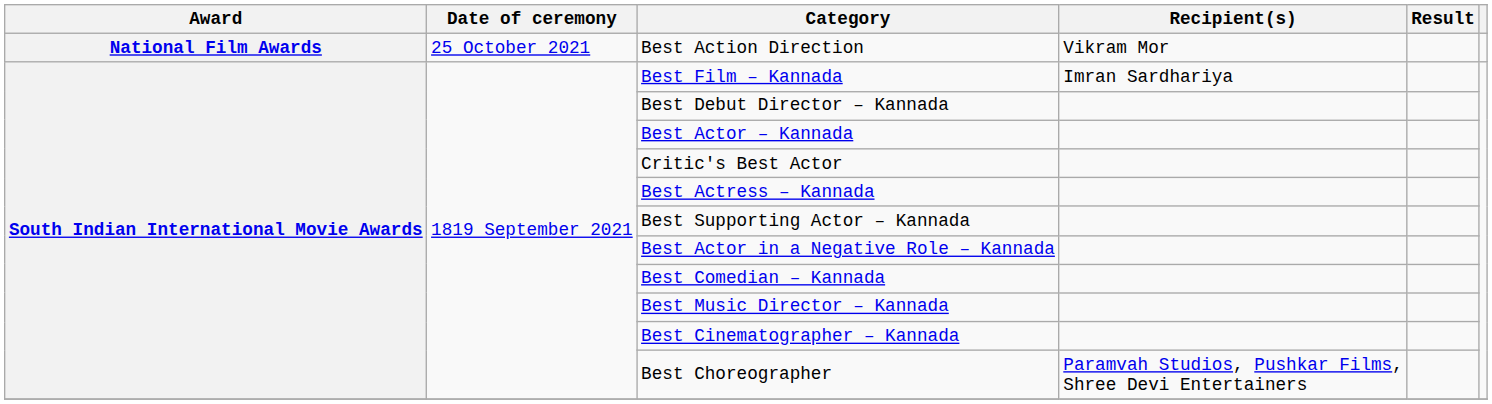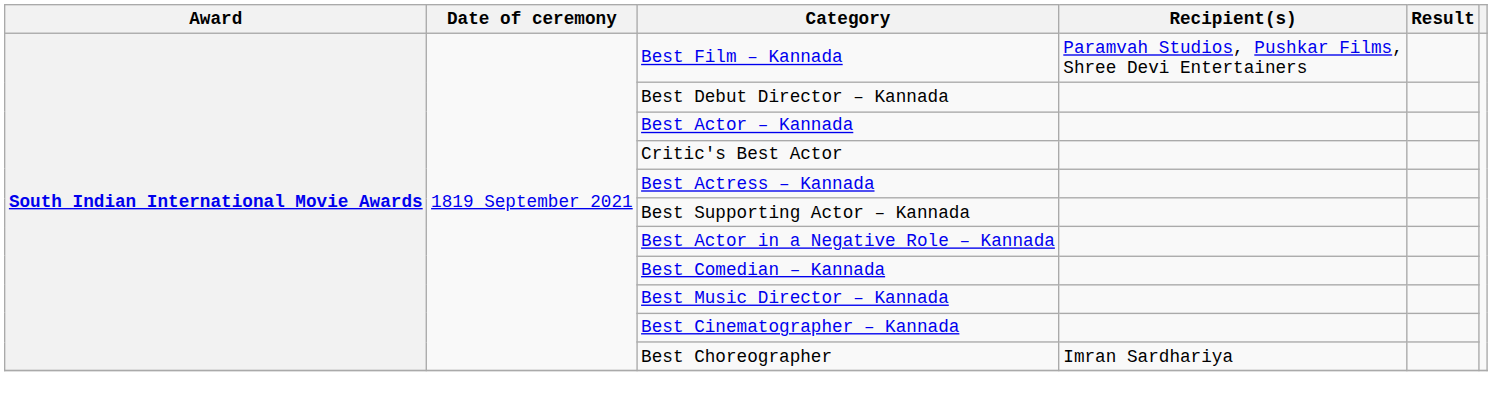- row: (752, 48)
(1148, 77) Imran Sardhariya -> (1233, 58) Paramvah Studios, Pushkar Films, Shree Devi Entertainers
(1233, 375) Paramvah Studios, Pushkar Films, Shree Devi Entertainers -> (1148, 356) Imran Sardhariya
